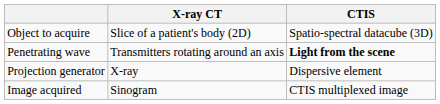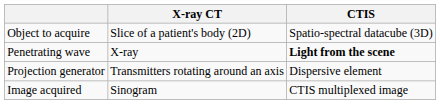(197, 52) Transmitters rotating around an axis -> (124, 52) X-ray
(124, 71) X-ray -> (197, 71) Transmitters rotating around an axis
